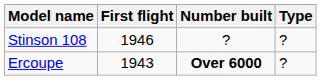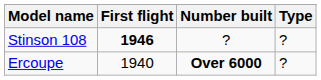(137, 39) normal -> (137, 39) bold
(137, 63) 1943 -> (137, 63) 1940
